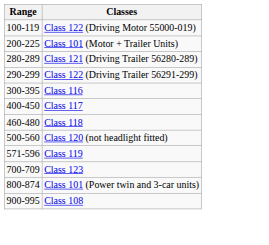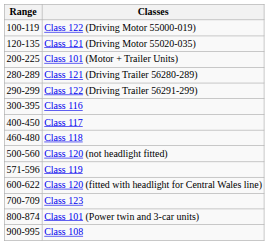+ row: (120, 43)
+ row: (153, 185)
